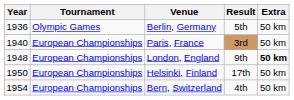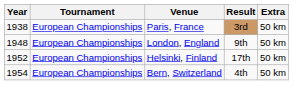- row: (181, 27)
(17, 42) 1940 -> (17, 27) 1938
(274, 58) bold -> (273, 42) normal
(17, 73) 1950 -> (17, 58) 1952
